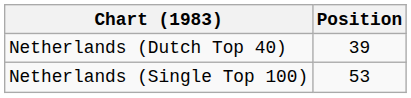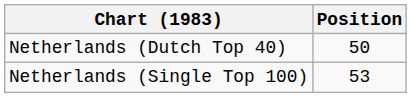(359, 48) 39 -> (359, 48) 50
